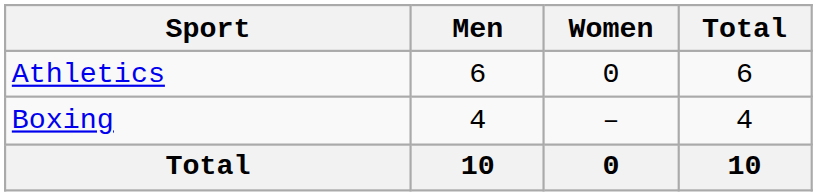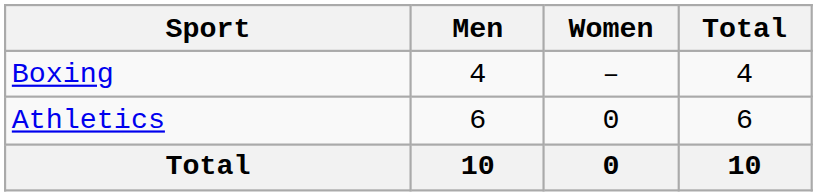rows swapped: (88, 74) <-> (63, 121)
